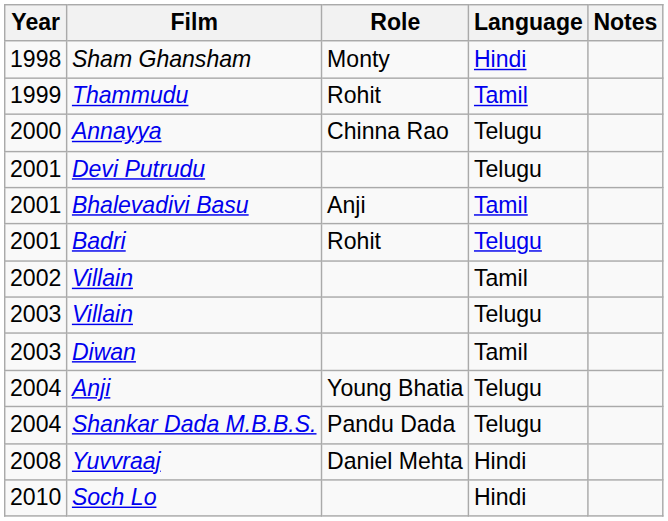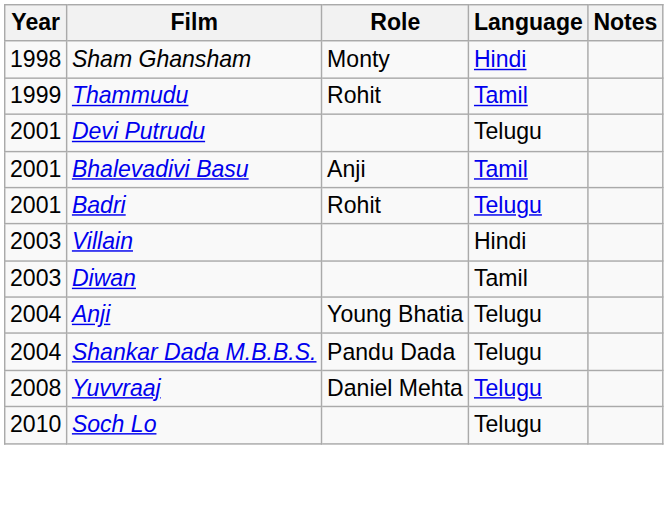- row: (36, 132)
- row: (36, 278)
(508, 315) Telugu -> (500, 242) Hindi
(500, 461) Hindi -> (508, 388) Telugu
(500, 497) Hindi -> (508, 424) Telugu
